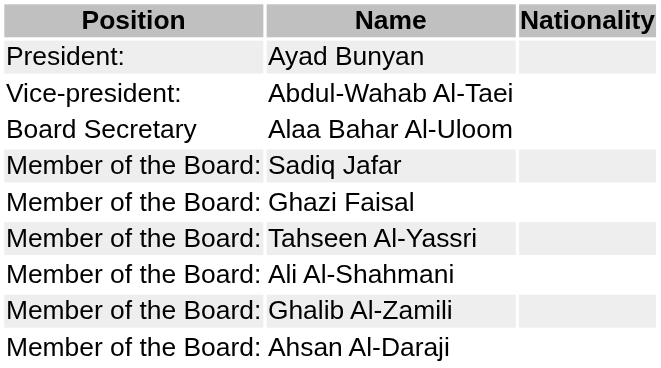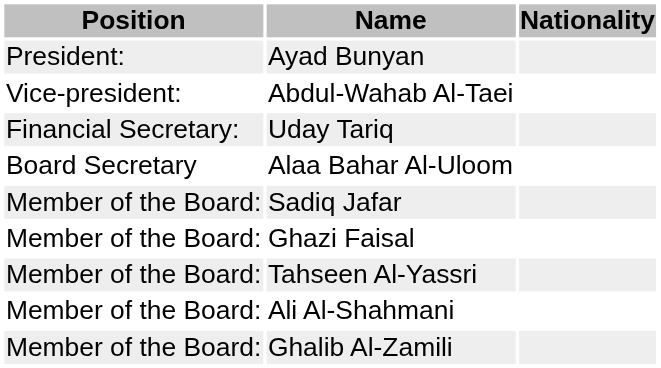+ row: (331, 129)
- row: (359, 347)
